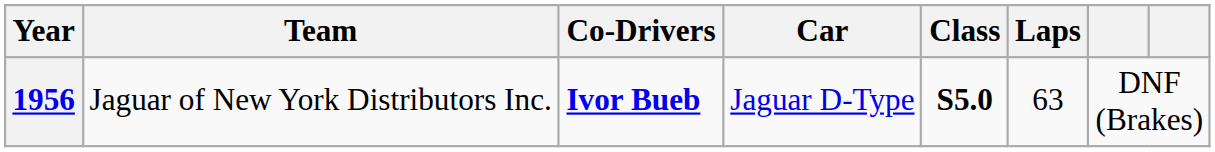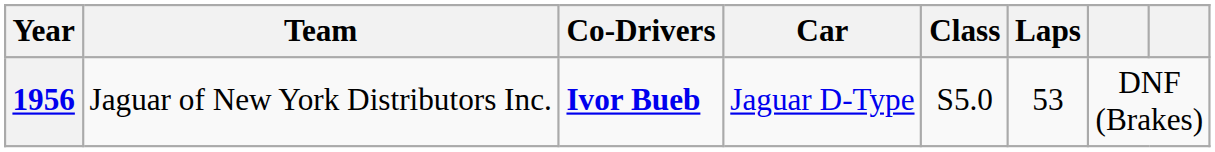(965, 100) bold -> (965, 100) normal
(1048, 100) 63 -> (1048, 100) 53
